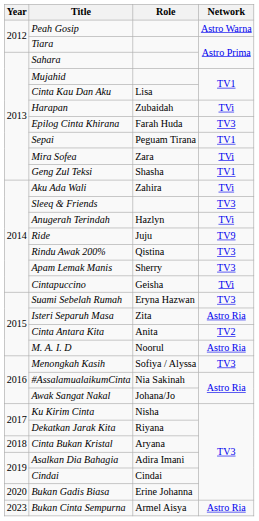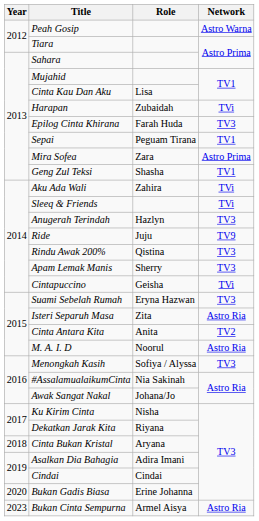(226, 156) TVi -> (226, 156) Astro Prima
(226, 204) TV3 -> (226, 204) TVi
(226, 220) TVi -> (226, 220) TV3
